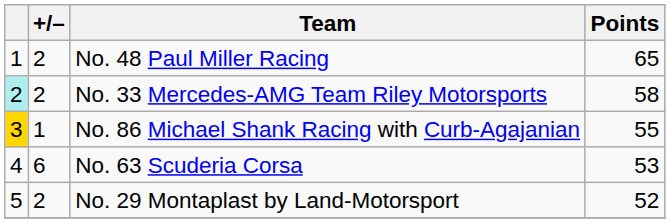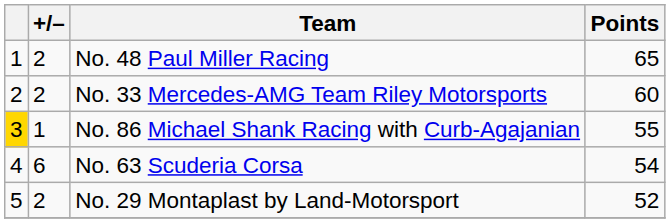(16, 94) paleturquoise background -> (16, 94) no background
(647, 94) 58 -> (647, 94) 60
(647, 165) 53 -> (647, 165) 54
